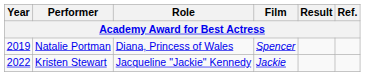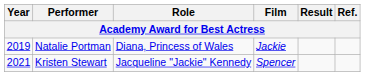(276, 46) Spencer -> (271, 46) Jackie
(19, 63) 2022 -> (19, 63) 2021
(271, 63) Jackie -> (276, 63) Spencer
